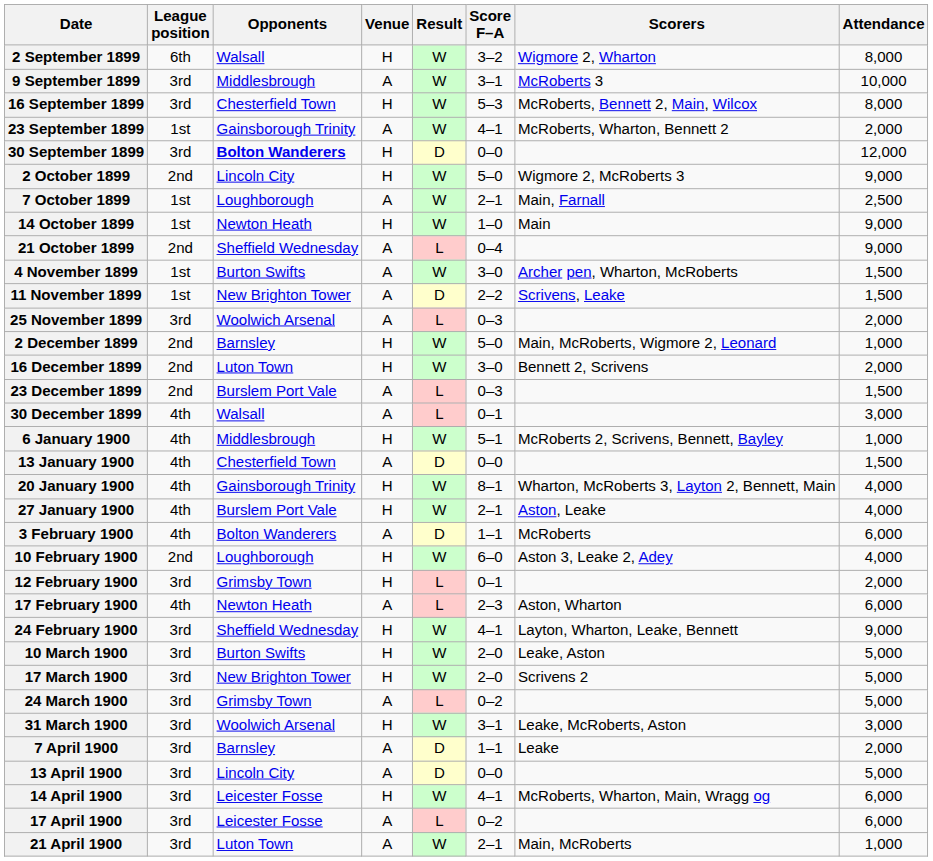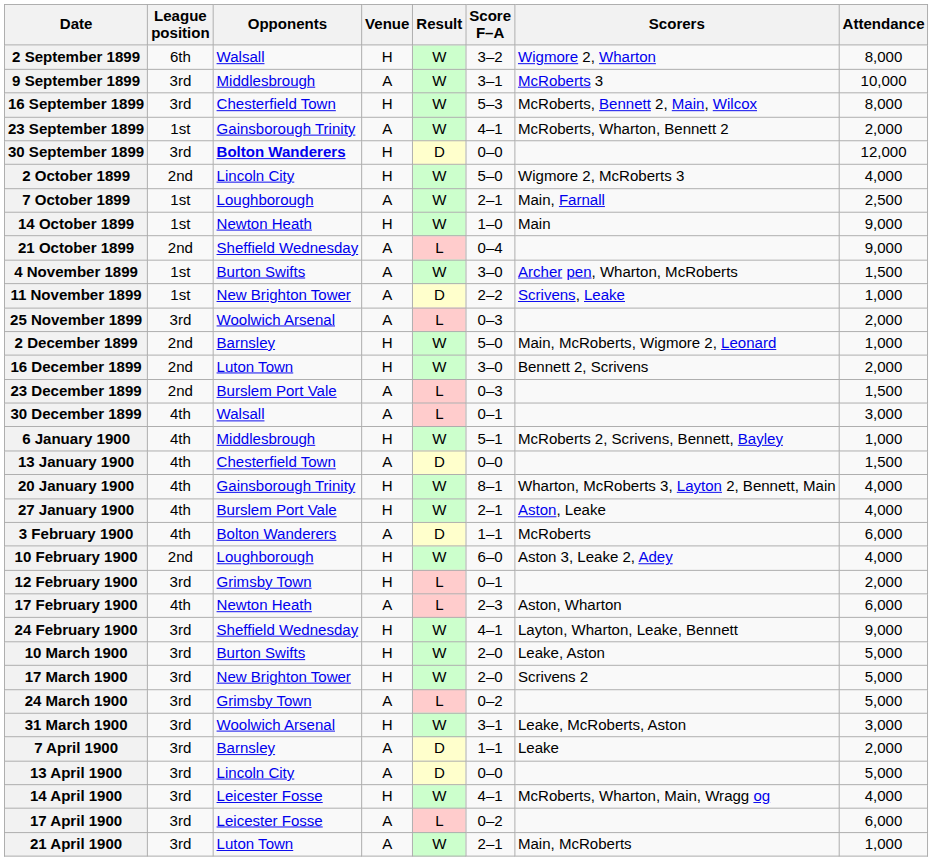(884, 176) 9,000 -> (884, 176) 4,000
(884, 295) 1,500 -> (884, 295) 1,000
(884, 796) 6,000 -> (884, 796) 4,000
